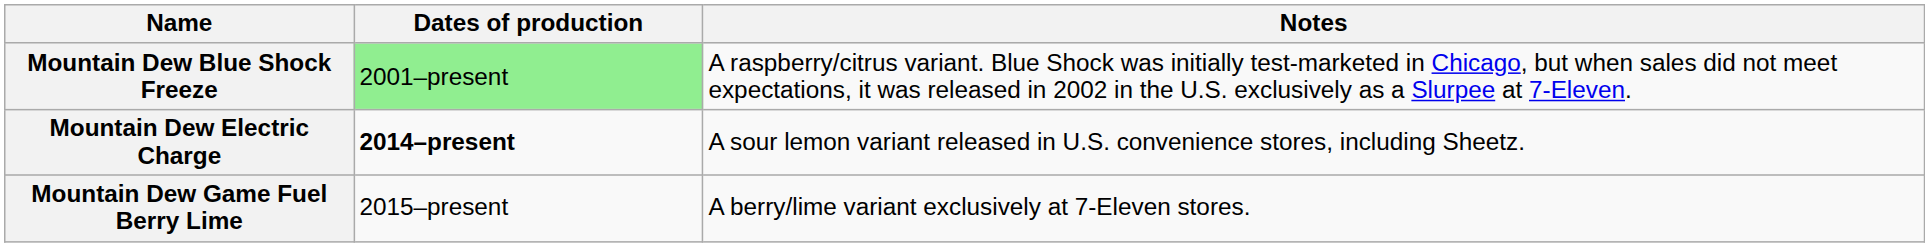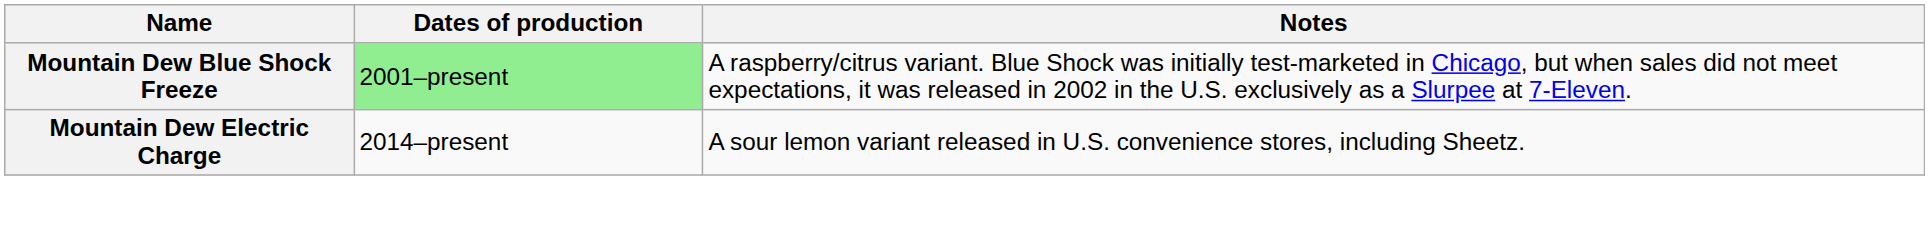(437, 141) bold -> (434, 141) normal
- row: (179, 207)
